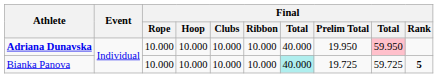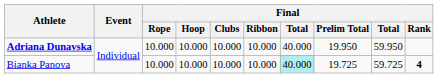(388, 47) pink background -> (388, 47) no background
(419, 64) 5 -> (419, 64) 4
